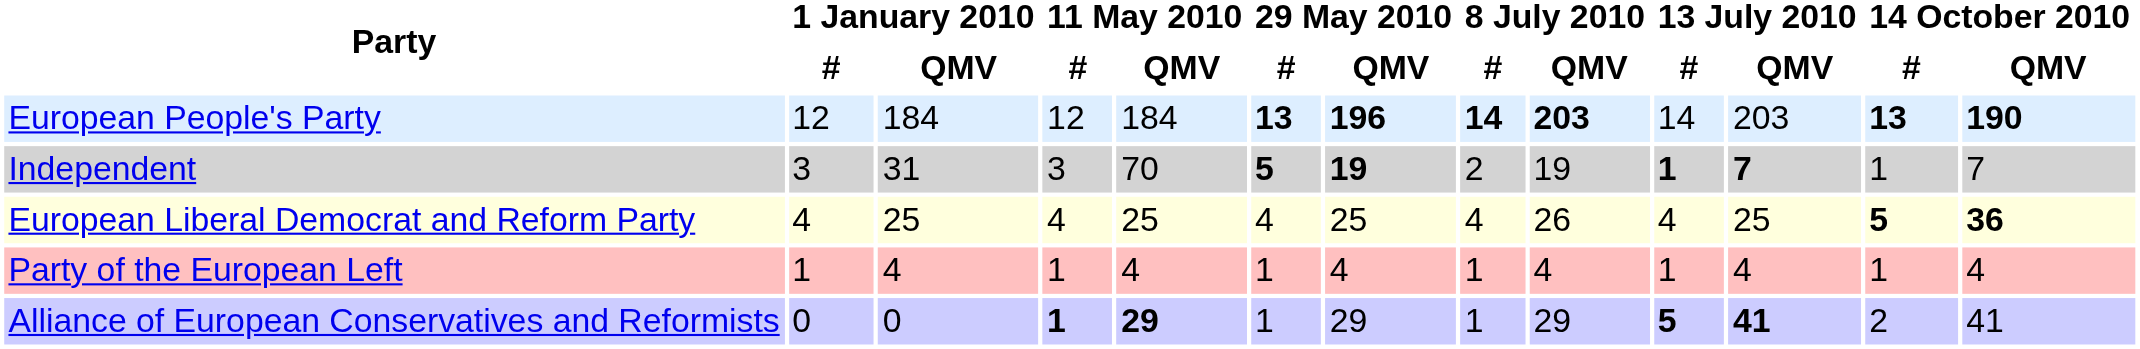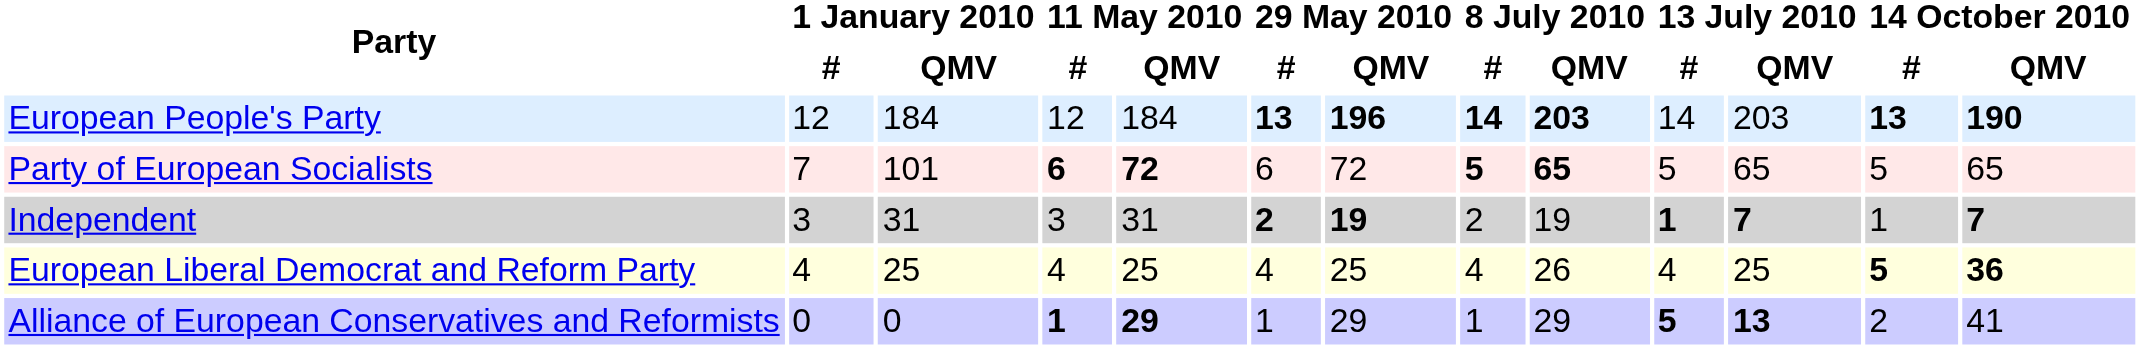+ row: (220, 168)
(1140, 168) 70 -> (1140, 219) 31
(1264, 168) 5 -> (1264, 219) 2
(1976, 168) normal -> (1976, 219) bold
- row: (206, 270)
(1752, 320) 41 -> (1752, 320) 13
